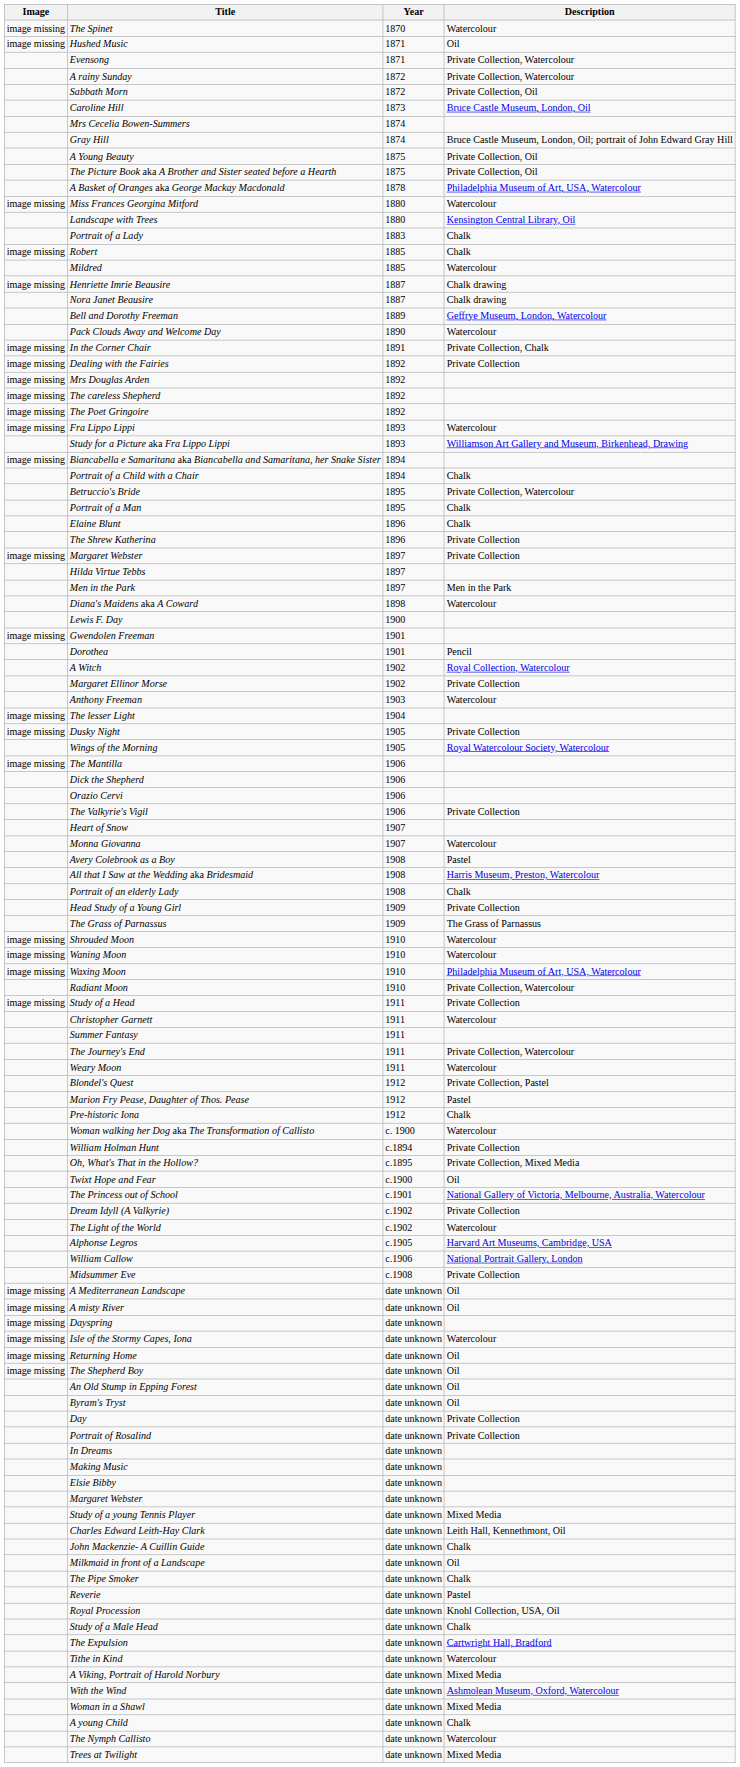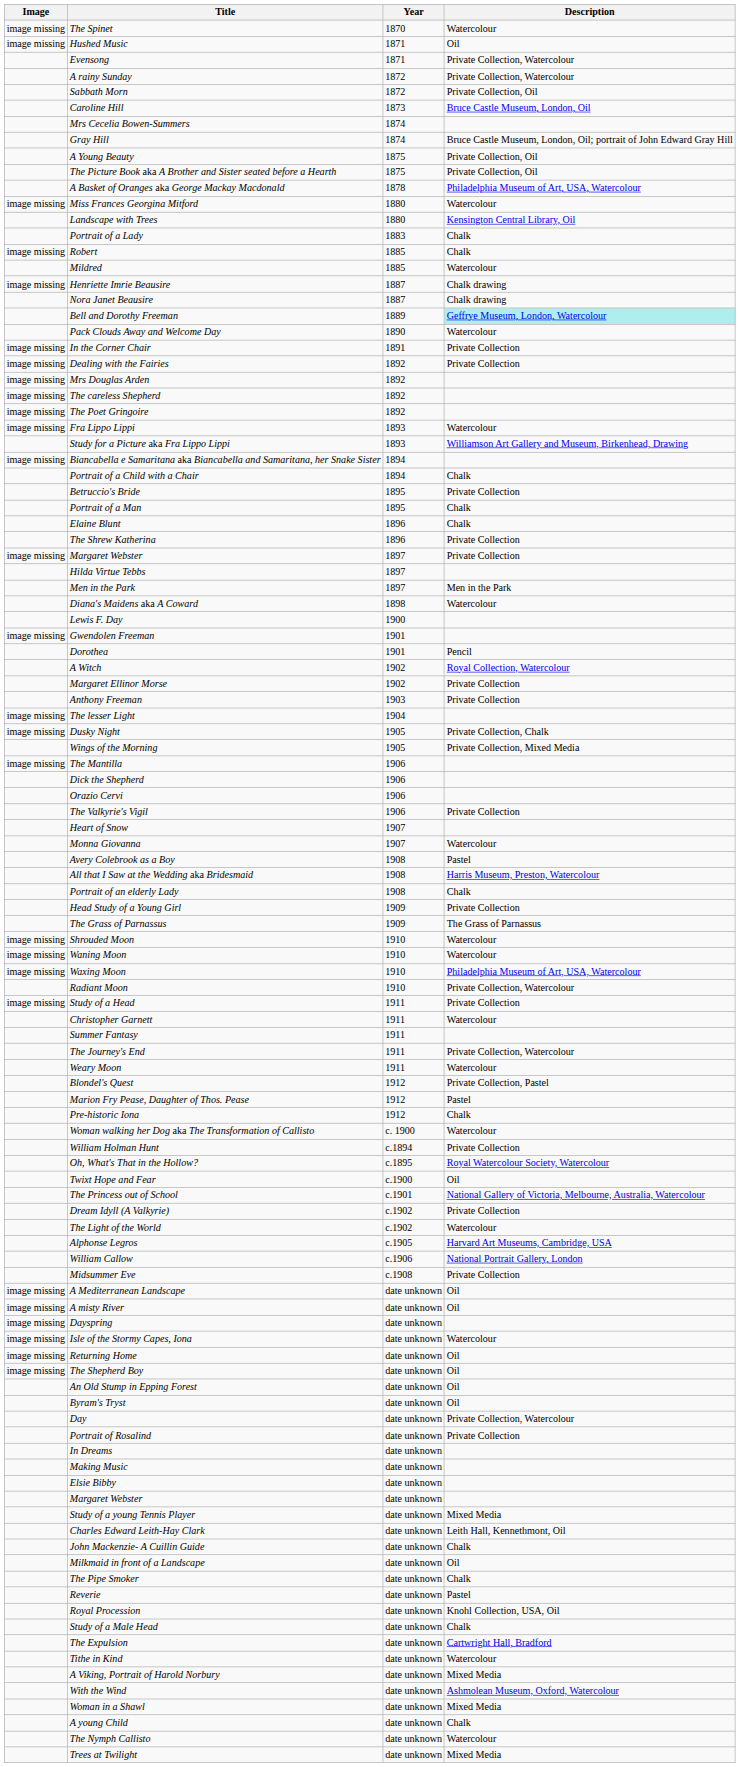(527, 316) no background -> (527, 316) paleturquoise background
(498, 348) Private Collection, Chalk -> (483, 348) Private Collection
(510, 492) Private Collection, Watercolour -> (483, 492) Private Collection
(471, 699) Watercolour -> (483, 699) Private Collection
(483, 731) Private Collection -> (498, 731) Private Collection, Chalk
(528, 747) Royal Watercolour Society, Watercolour -> (513, 747) Private Collection, Mixed Media
(513, 1163) Private Collection, Mixed Media -> (528, 1163) Royal Watercolour Society, Watercolour
(483, 1419) Private Collection -> (510, 1419) Private Collection, Watercolour
